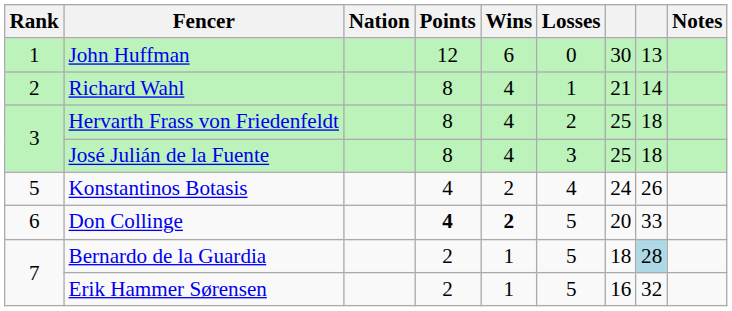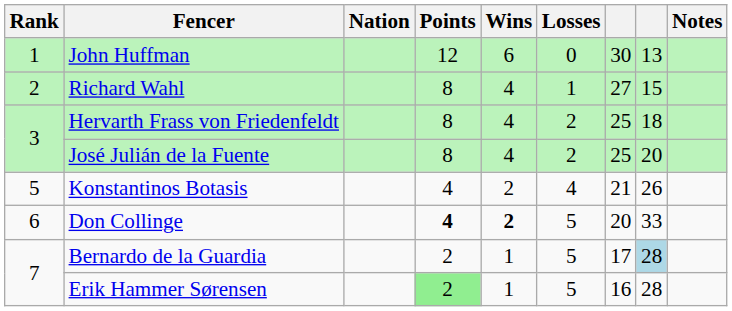(621, 88) 21 -> (621, 88) 27
(652, 88) 14 -> (652, 88) 15
(571, 155) 3 -> (571, 155) 2
(652, 155) 18 -> (652, 155) 20
(621, 188) 24 -> (621, 188) 21
(621, 255) 18 -> (621, 255) 17
(448, 289) no background -> (448, 289) lightgreen background
(652, 289) 32 -> (652, 289) 28
